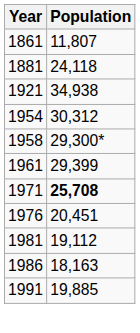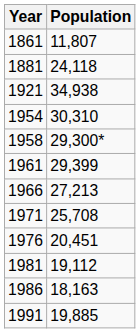(74, 116) 30,312 -> (74, 116) 30,310
+ row: (26, 191)
(74, 191) bold -> (74, 215) normal
